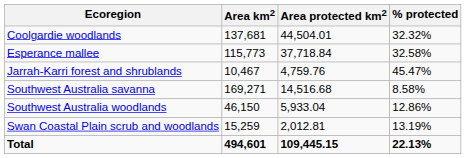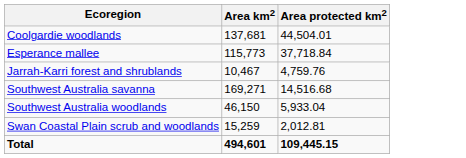- column: (425, 15)
